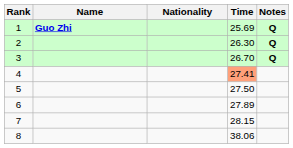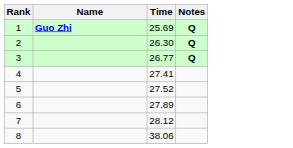- column: (187, 12)
(242, 58) 26.70 -> (161, 58) 26.77
(242, 74) lightsalmon background -> (161, 74) no background
(242, 89) 27.50 -> (161, 89) 27.52
(242, 120) 28.15 -> (161, 120) 28.12
